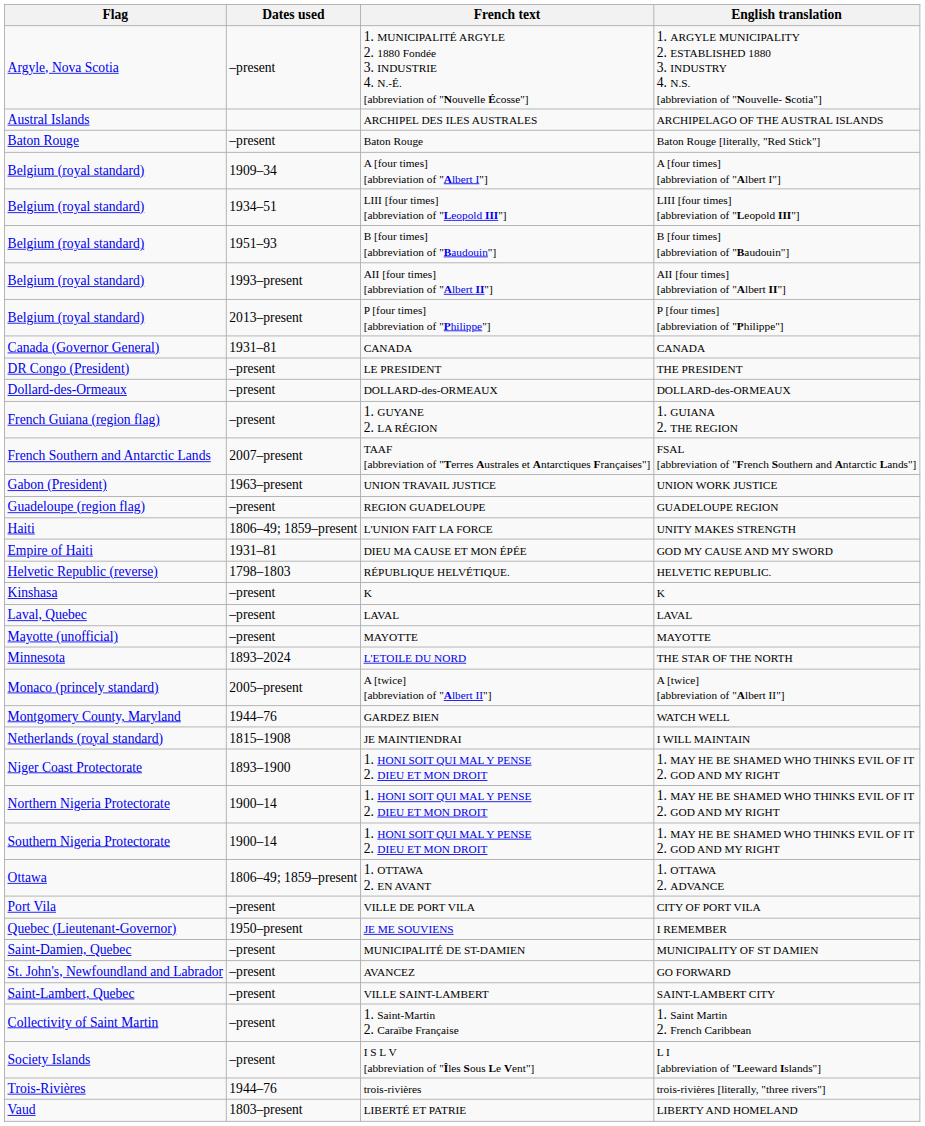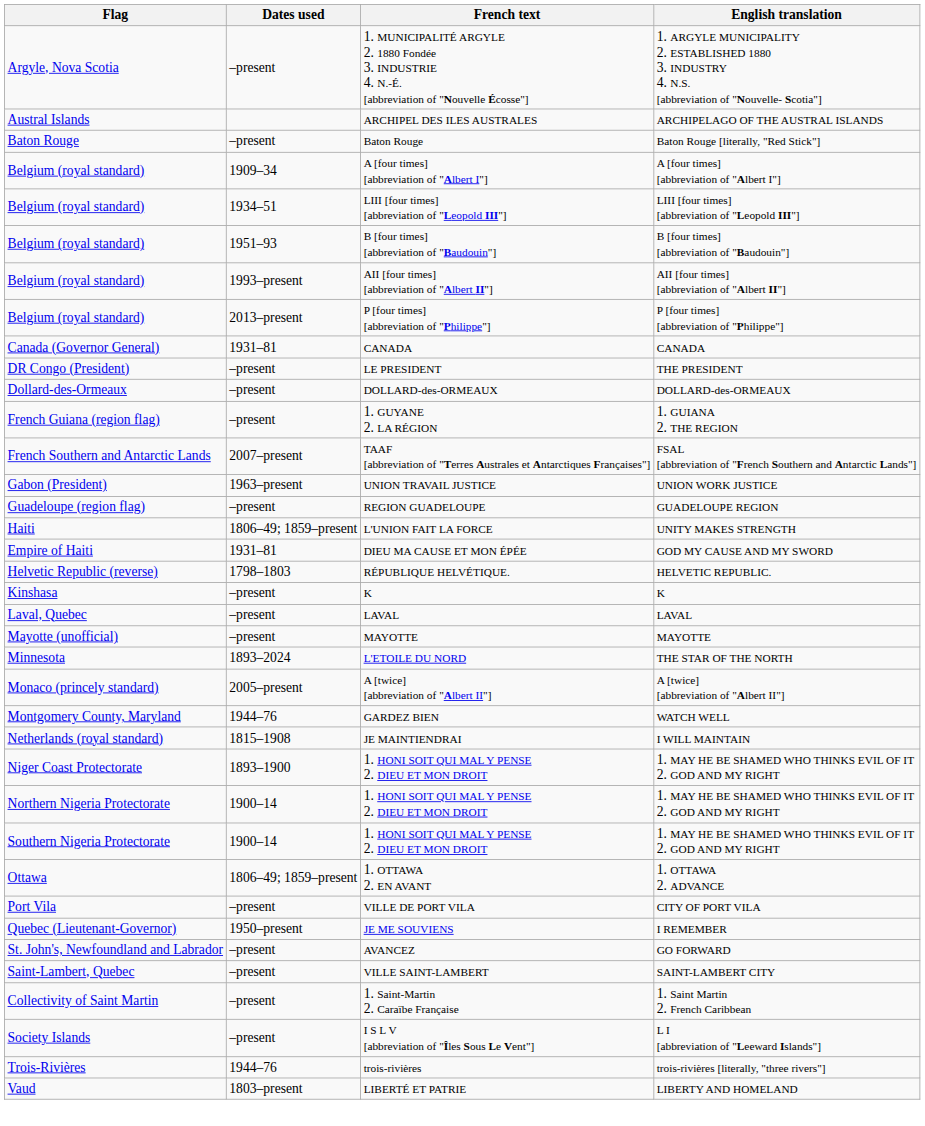- row: (69, 950)
